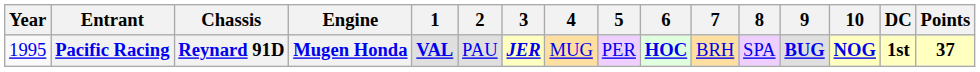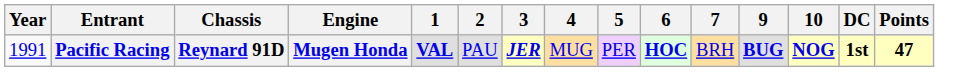- column: (759, 19)
(28, 50) 1995 -> (28, 50) 1991
(945, 50) 37 -> (904, 50) 47
